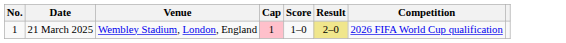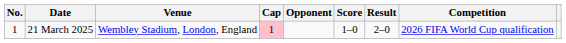+ column: (309, 13)
(331, 30) khaki background -> (382, 30) no background
